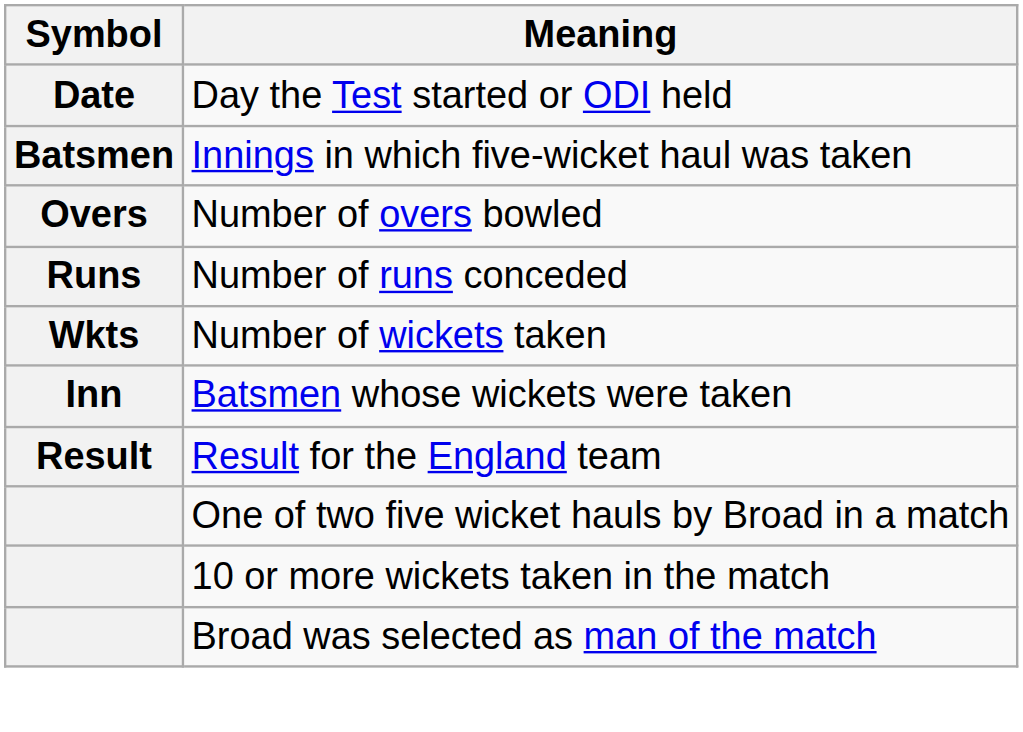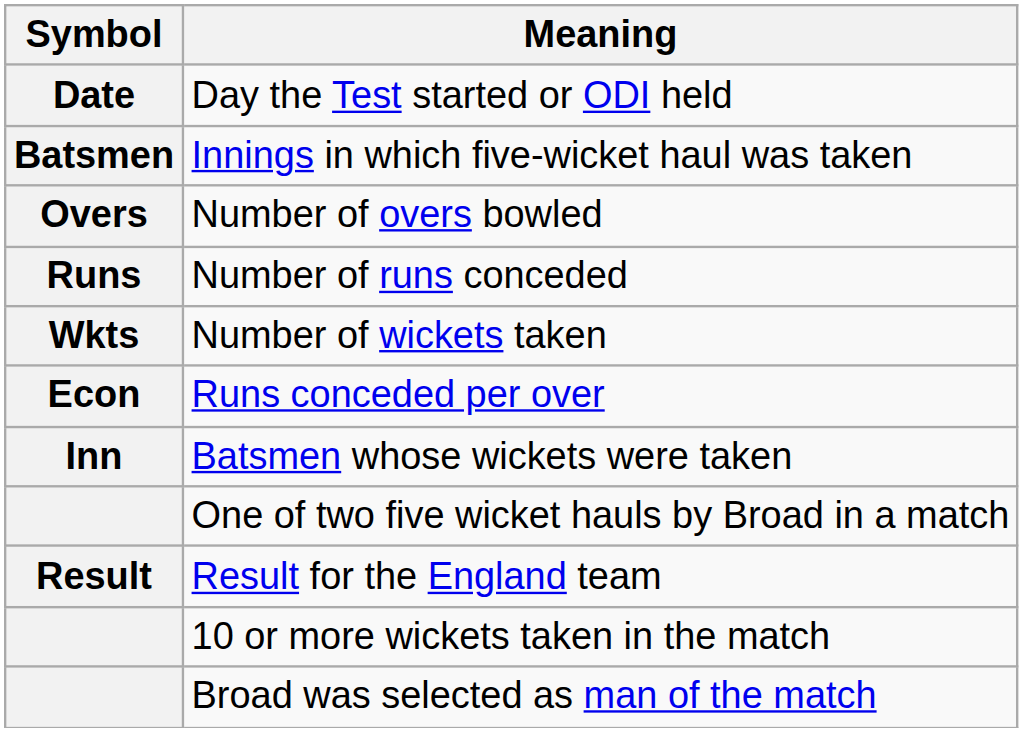+ row: (398, 395)
rows swapped: (427, 455) <-> (600, 515)
